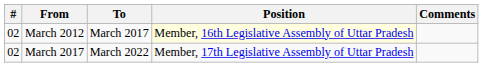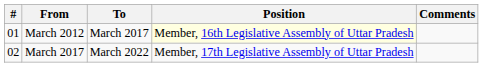(13, 33) 02 -> (13, 33) 01
